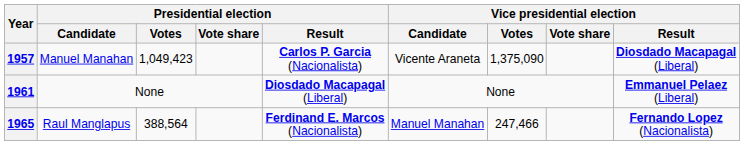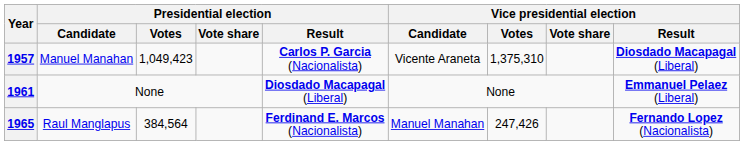(517, 59) 1,375,090 -> (517, 59) 1,375,310
(166, 124) 388,564 -> (166, 124) 384,564
(517, 124) 247,466 -> (517, 124) 247,426
